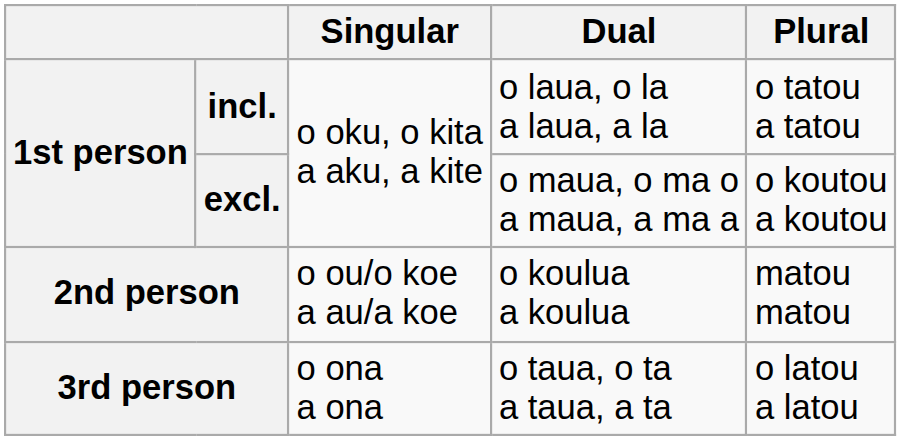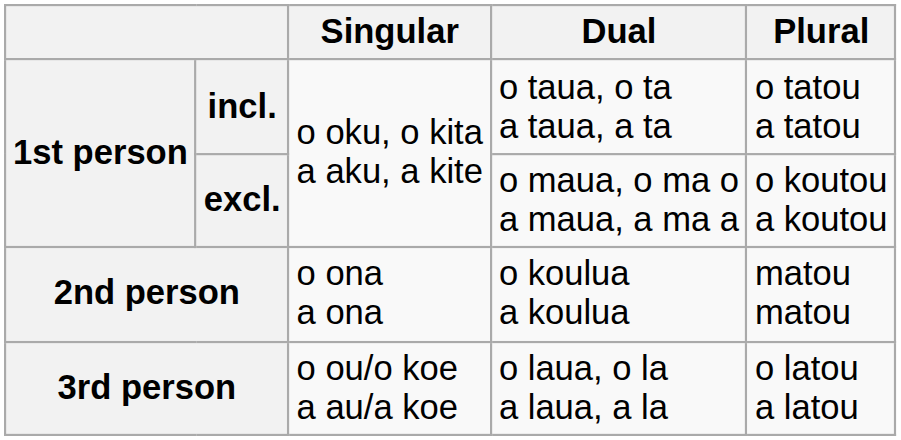(583, 106) o laua, o la a laua, a la -> (585, 106) o taua, o ta a taua, a ta
(377, 293) o ou/o koe a au/a koe -> (340, 293) o ona a ona
(340, 387) o ona a ona -> (377, 387) o ou/o koe a au/a koe
(585, 387) o taua, o ta a taua, a ta -> (583, 387) o laua, o la a laua, a la
